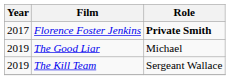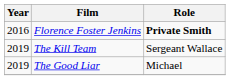(18, 30) 2017 -> (18, 30) 2016
rows swapped: (65, 65) <-> (67, 48)
